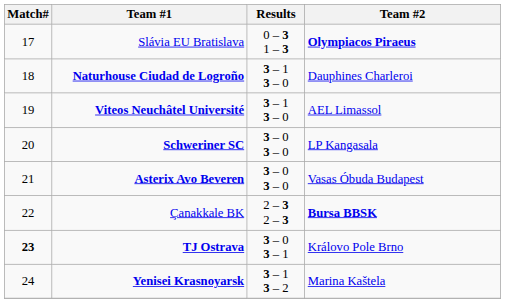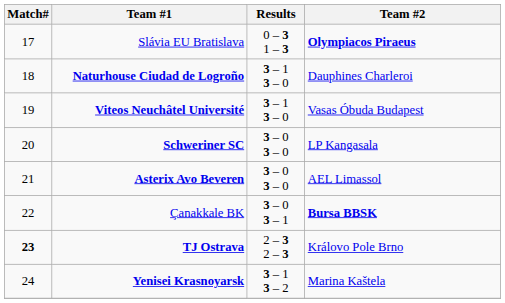(345, 110) AEL Limassol -> (366, 110) Vasas Óbuda Budapest
(366, 178) Vasas Óbuda Budapest -> (345, 178) AEL Limassol
(276, 213) 2 – 3 2 – 3 -> (276, 213) 3 – 0 3 – 1
(276, 247) 3 – 0 3 – 1 -> (276, 247) 2 – 3 2 – 3
